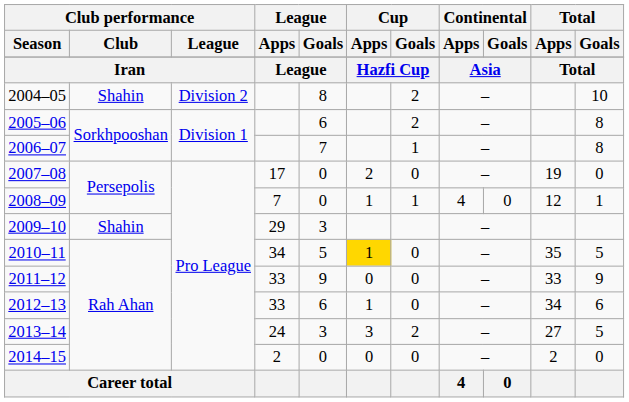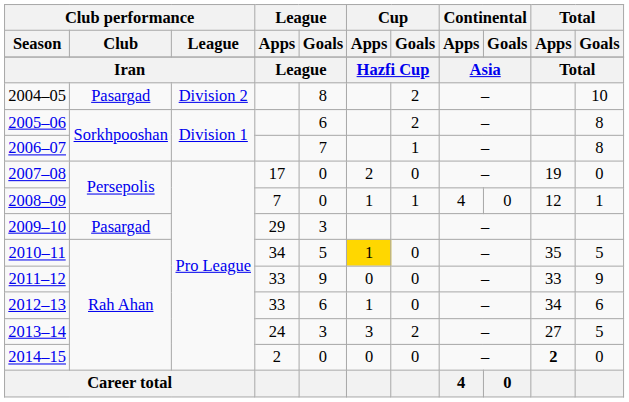(121, 95) Shahin -> (121, 95) Pasargad
(121, 226) Shahin -> (121, 226) Pasargad
(553, 357) normal -> (553, 357) bold
